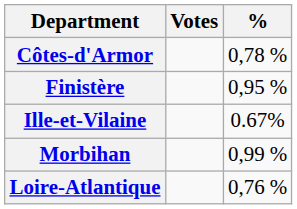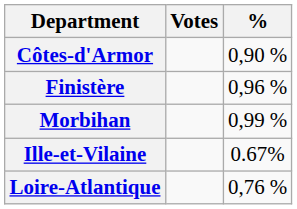(258, 54) 0,78 % -> (258, 54) 0,90 %
(258, 87) 0,95 % -> (258, 87) 0,96 %
rows swapped: (85, 120) <-> (85, 154)
